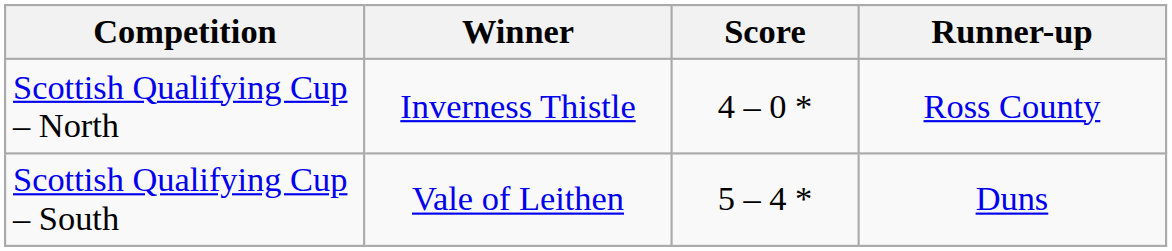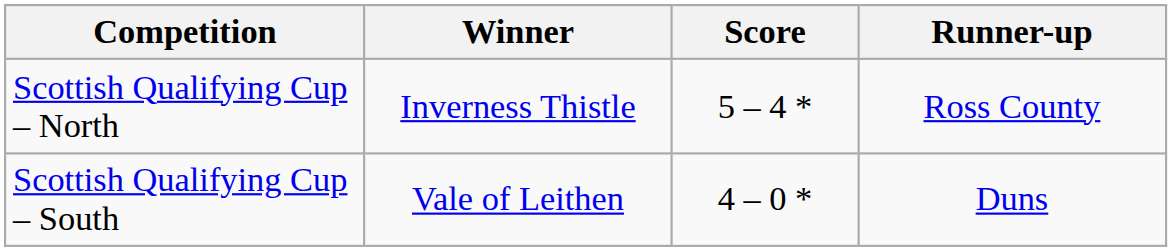(765, 105) 4 – 0 * -> (765, 105) 5 – 4 *
(765, 198) 5 – 4 * -> (765, 198) 4 – 0 *
